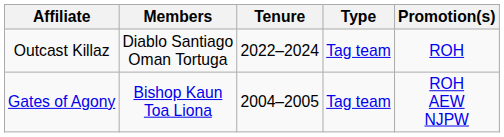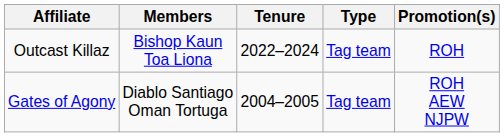(178, 50) Diablo Santiago Oman Tortuga -> (178, 50) Bishop Kaun Toa Liona
(178, 101) Bishop Kaun Toa Liona -> (178, 101) Diablo Santiago Oman Tortuga
